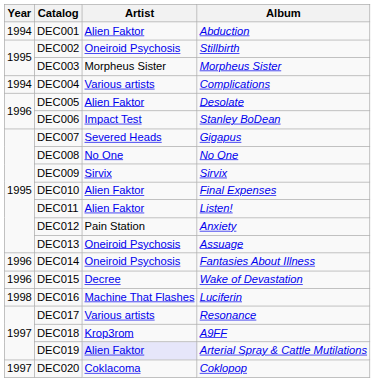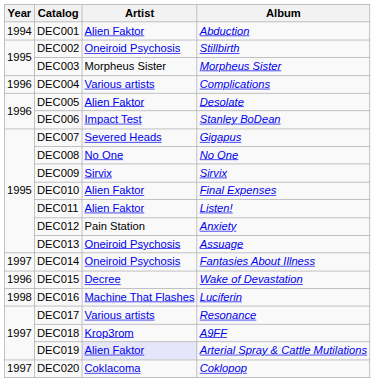(19, 84) 1994 -> (19, 84) 1996
(19, 262) 1996 -> (19, 262) 1997
